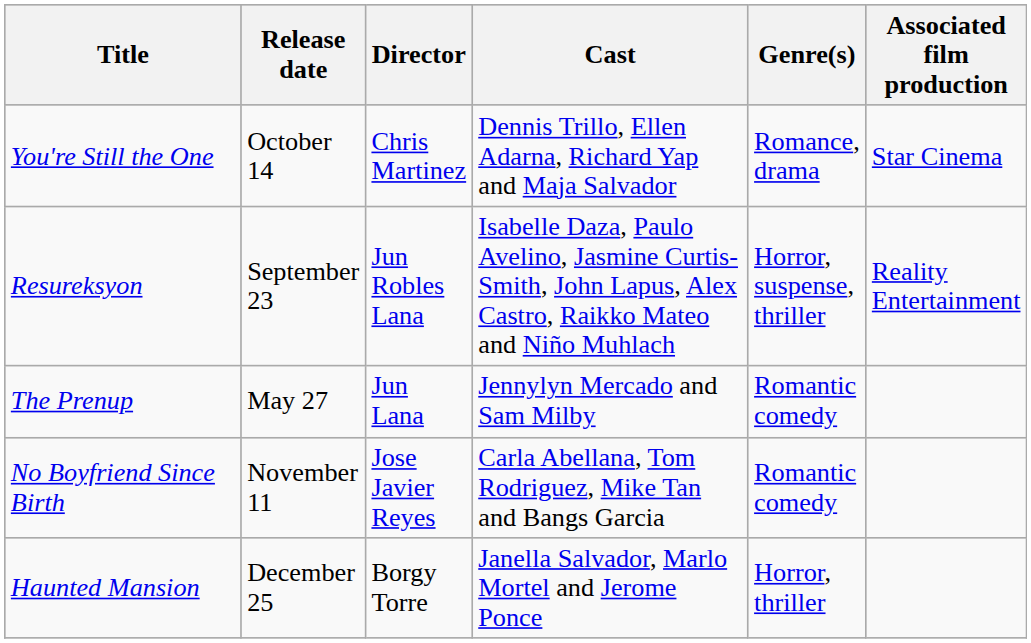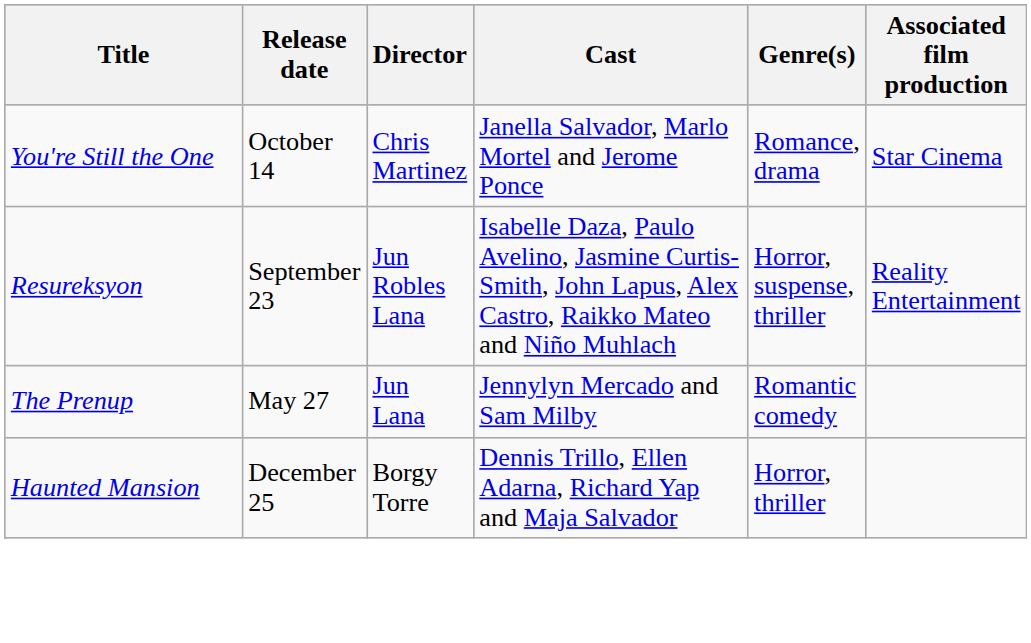(588, 155) Dennis Trillo, Ellen Adarna, Richard Yap and Maja Salvador -> (604, 155) Janella Salvador, Marlo Mortel and Jerome Ponce
- row: (113, 486)
(603, 587) Janella Salvador, Marlo Mortel and Jerome Ponce -> (589, 486) Dennis Trillo, Ellen Adarna, Richard Yap and Maja Salvador
